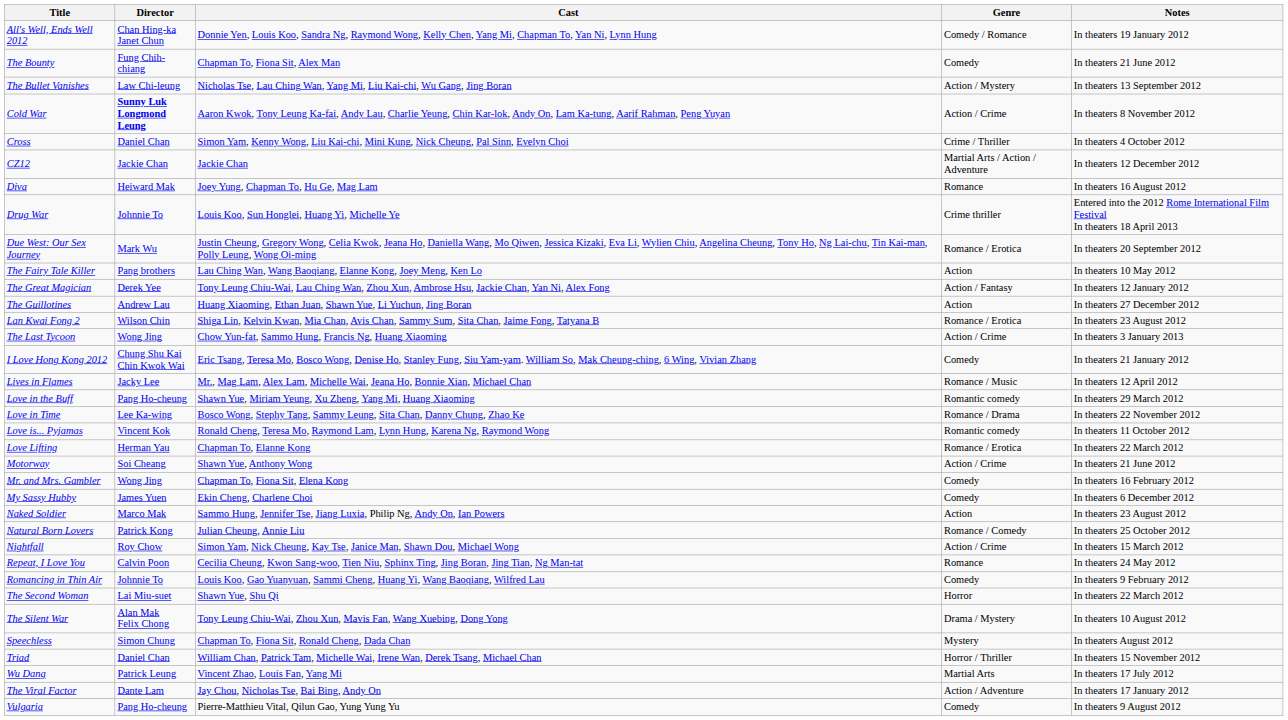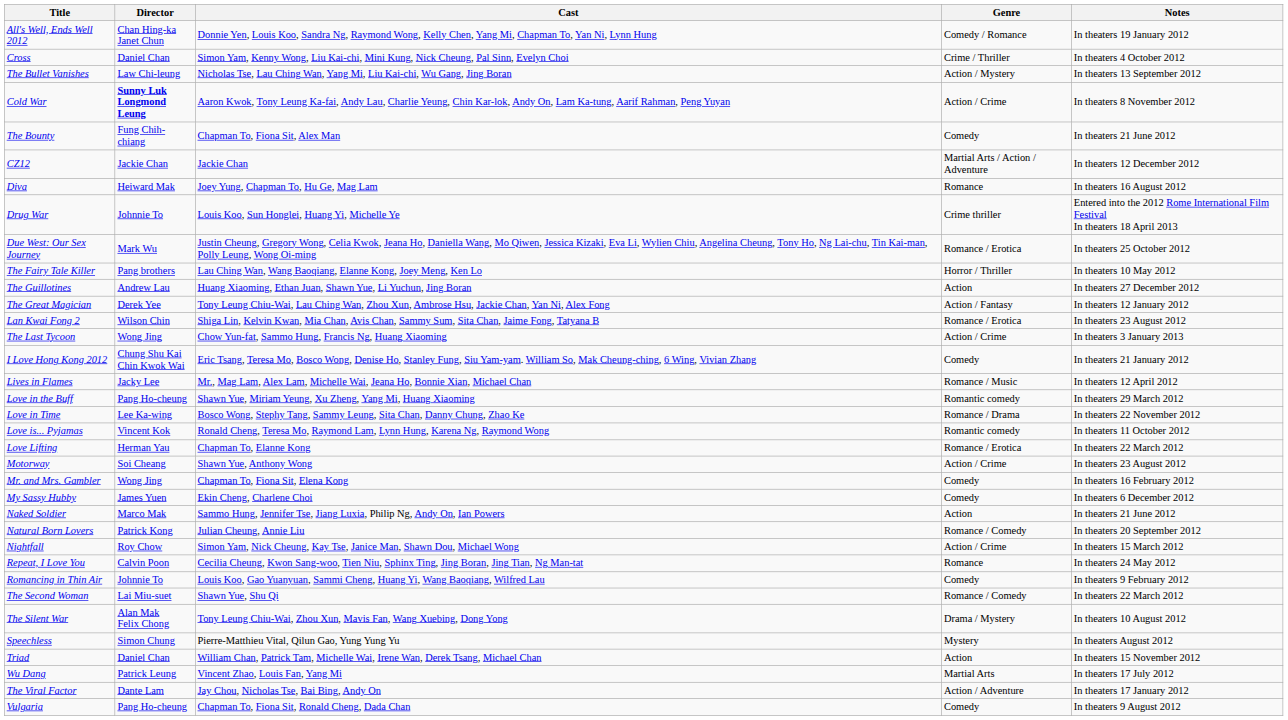rows swapped: (31, 63) <-> (19, 142)
(1137, 248) In theaters 20 September 2012 -> (1132, 248) In theaters 25 October 2012
(958, 271) Action -> (978, 271) Horror / Thriller
rows swapped: (49, 287) <-> (39, 304)
(1125, 464) In theaters 21 June 2012 -> (1130, 464) In theaters 23 August 2012
(1130, 513) In theaters 23 August 2012 -> (1125, 513) In theaters 21 June 2012
(1132, 530) In theaters 25 October 2012 -> (1137, 530) In theaters 20 September 2012
(958, 596) Horror -> (985, 596) Romance / Comedy
(304, 641) Chapman To, Fiona Sit, Ronald Cheng, Dada Chan -> (299, 641) Pierre-Matthieu Vital, Qilun Gao, Yung Yung Yu
(978, 657) Horror / Thriller -> (958, 657) Action
(299, 707) Pierre-Matthieu Vital, Qilun Gao, Yung Yung Yu -> (304, 707) Chapman To, Fiona Sit, Ronald Cheng, Dada Chan
